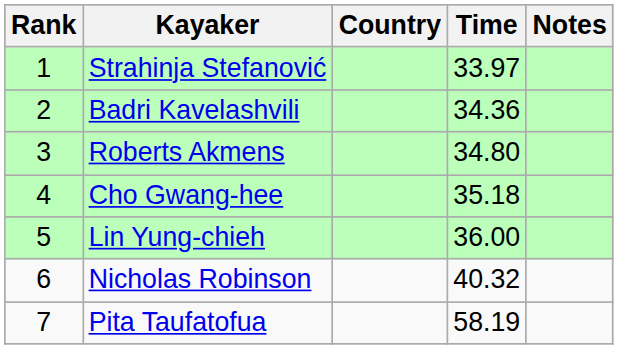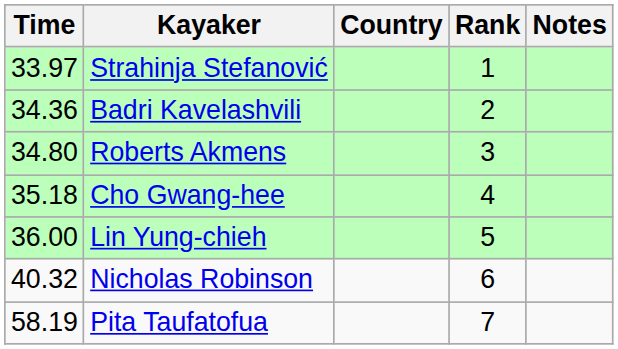columns swapped: (44, 25) <-> (487, 25)
